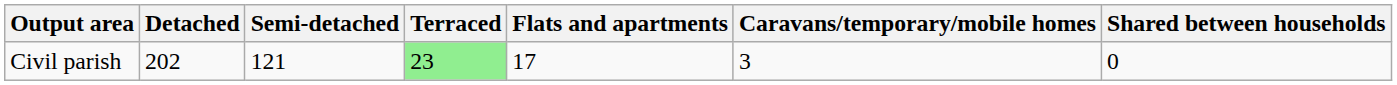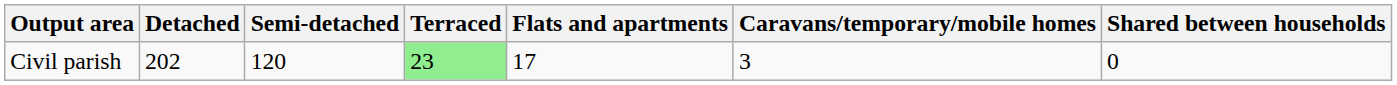(268, 60) 121 -> (268, 60) 120
